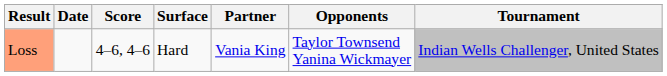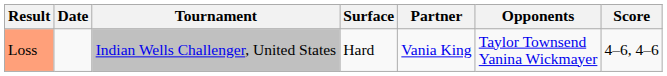columns swapped: (539, 16) <-> (123, 16)
